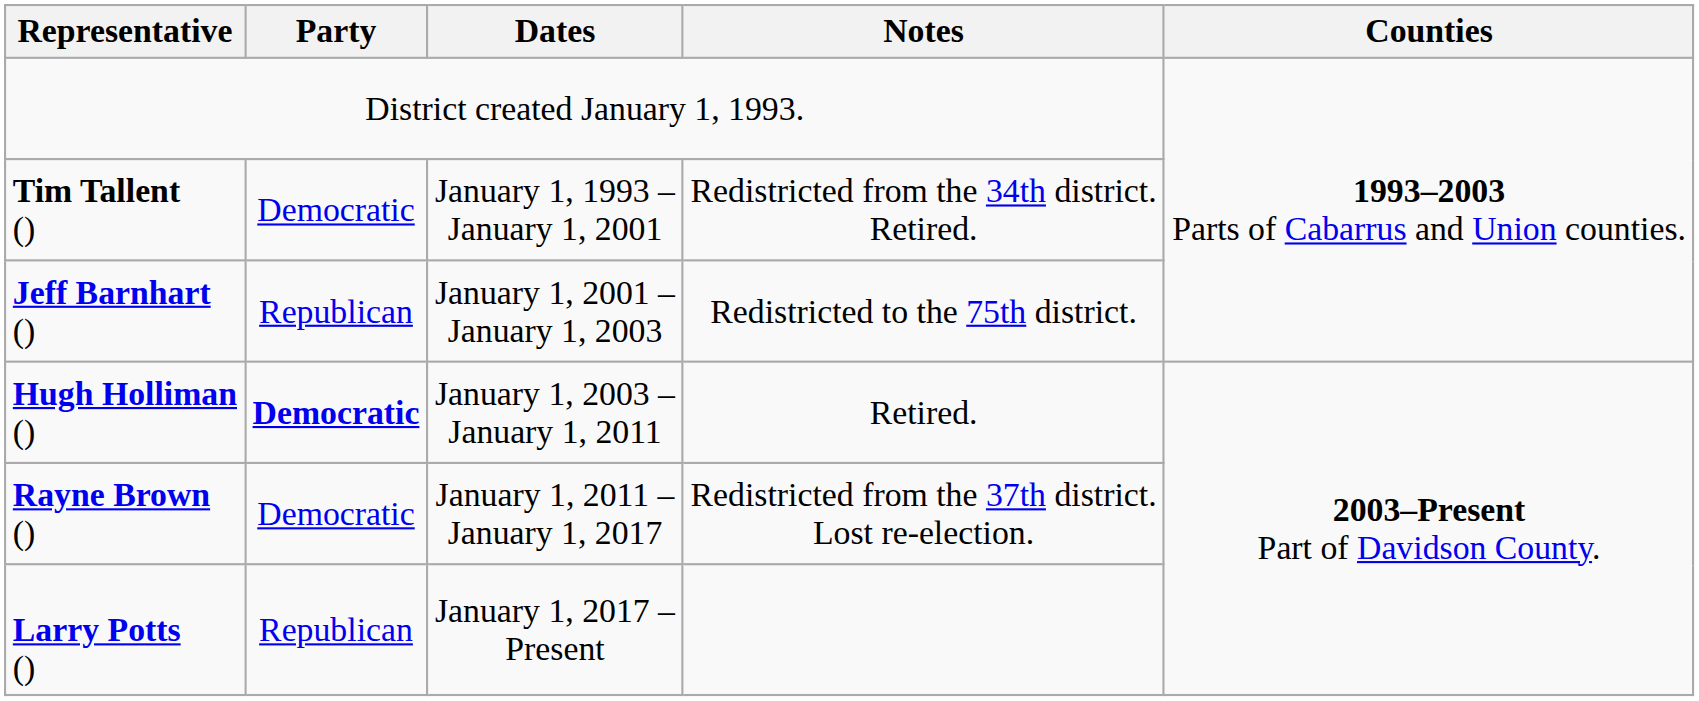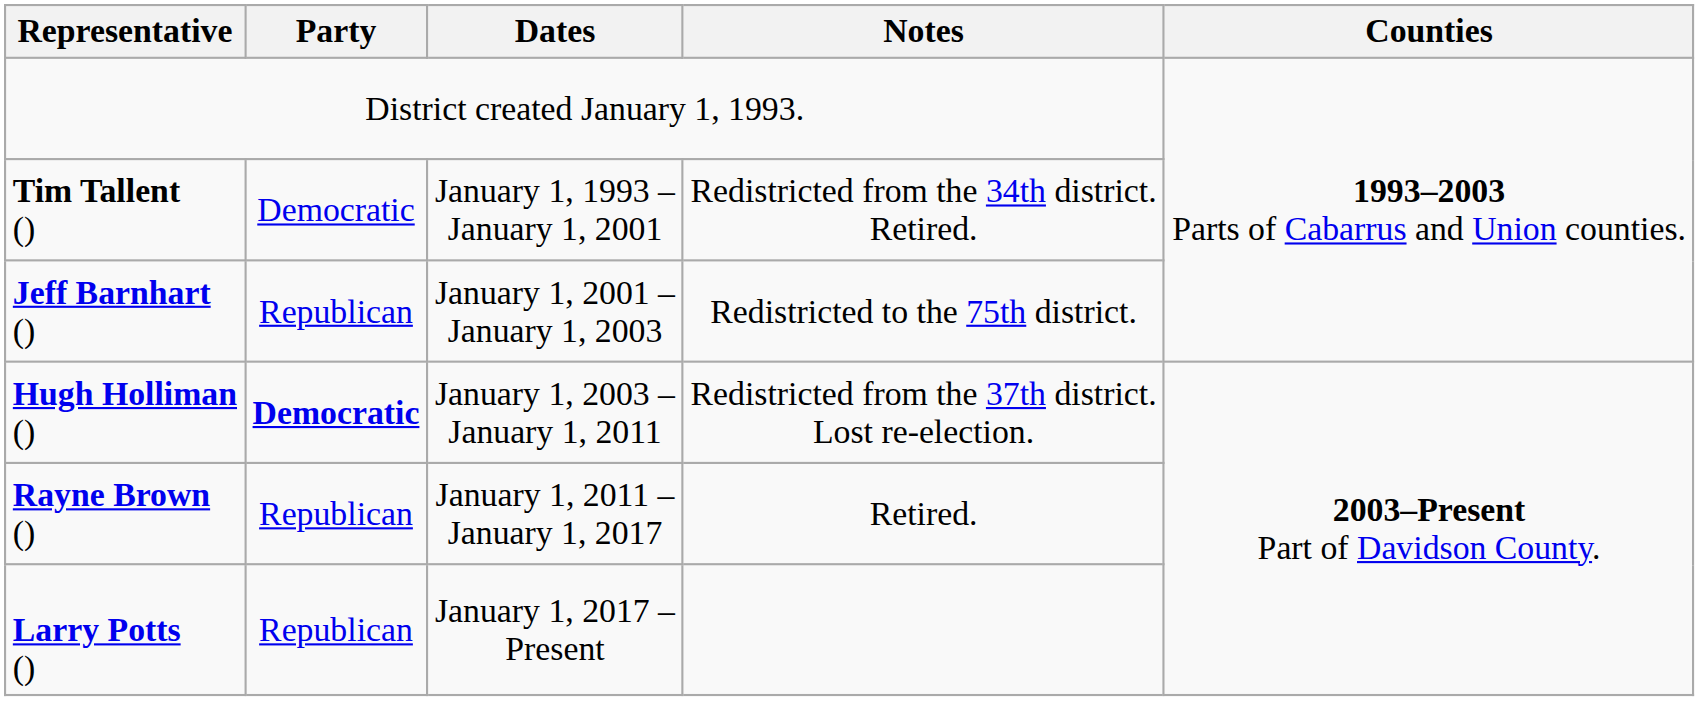(924, 412) Retired. -> (924, 412) Redistricted from the 37th district. Lost re-election.
(336, 513) Democratic -> (336, 513) Republican
(924, 513) Redistricted from the 37th district. Lost re-election. -> (924, 513) Retired.
